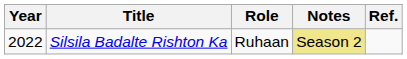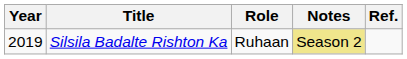(25, 41) 2022 -> (25, 41) 2019
